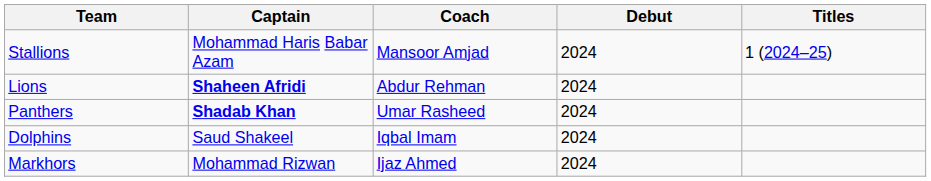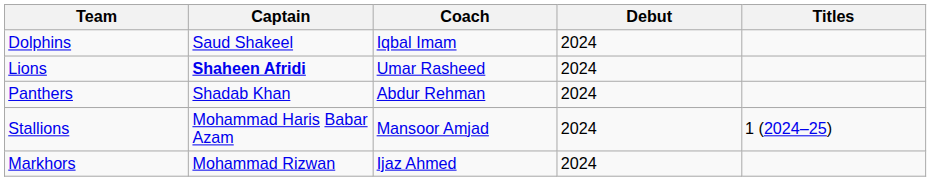rows swapped: (40, 138) <-> (39, 52)
(431, 86) Abdur Rehman -> (431, 68) Umar Rasheed
(244, 112) bold -> (241, 94) normal
(431, 112) Umar Rasheed -> (431, 94) Abdur Rehman
